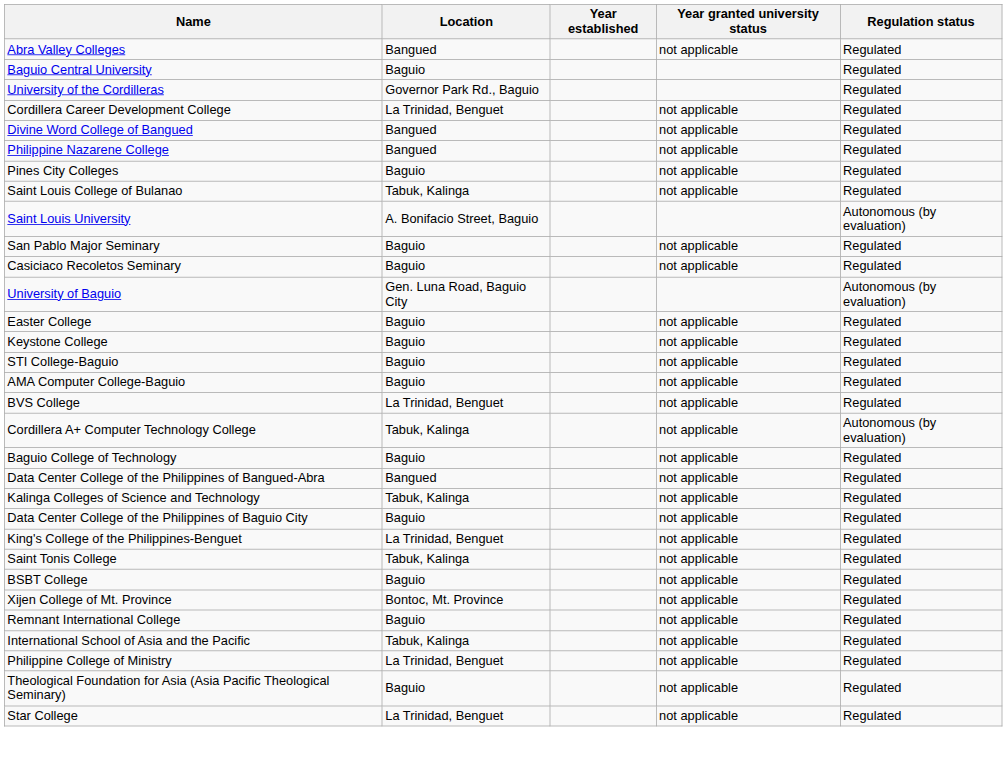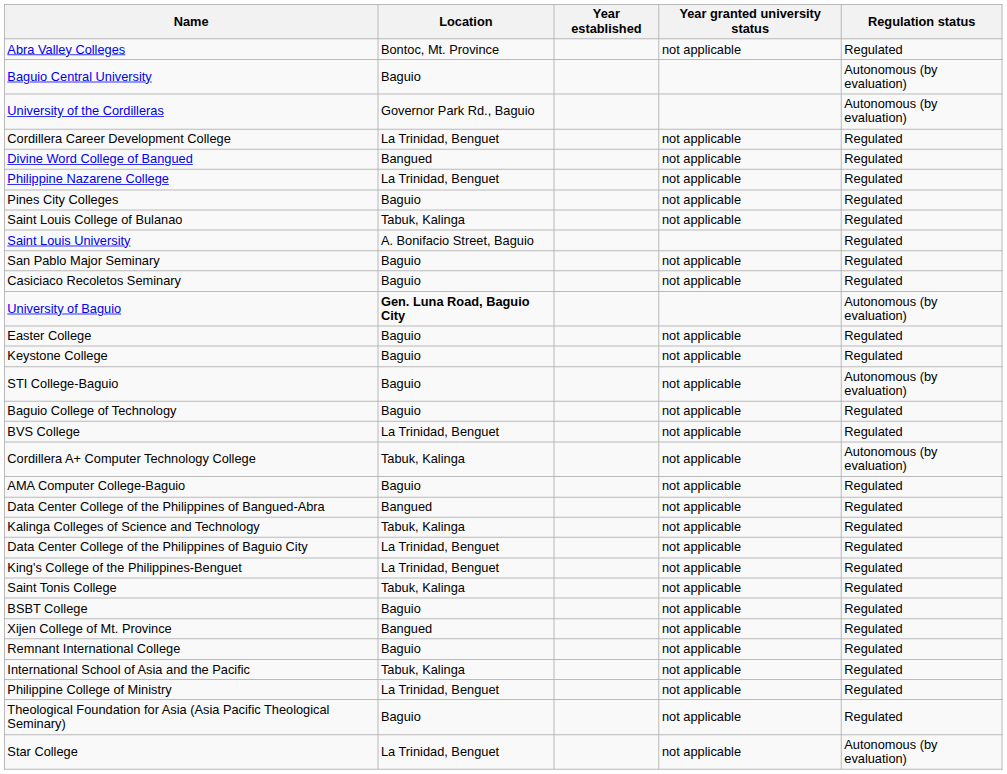(411, 49) Bangued -> (440, 49) Bontoc, Mt. Province
(872, 69) Regulated -> (891, 76) Autonomous (by evaluation)
(872, 89) Regulated -> (891, 111) Autonomous (by evaluation)
(411, 150) Bangued -> (440, 179) La Trinidad, Benguet
(890, 218) Autonomous (by evaluation) -> (873, 240) Regulated
(456, 294) normal -> (455, 308) bold
(872, 362) Regulated -> (891, 383) Autonomous (by evaluation)
rows swapped: (92, 457) <-> (96, 382)
(405, 518) Baguio -> (440, 547) La Trinidad, Benguet
(444, 600) Bontoc, Mt. Province -> (407, 628) Bangued
(872, 715) Regulated -> (891, 751) Autonomous (by evaluation)
